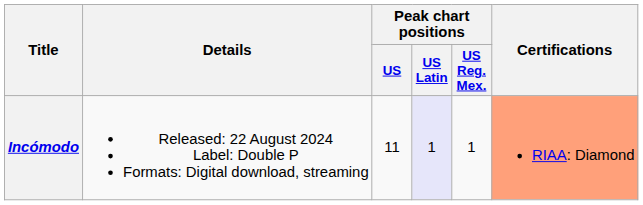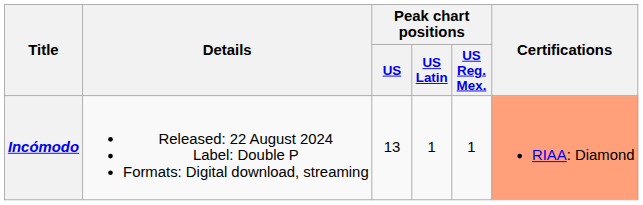(392, 147) 11 -> (392, 147) 13
(432, 147) lavender background -> (432, 147) no background
